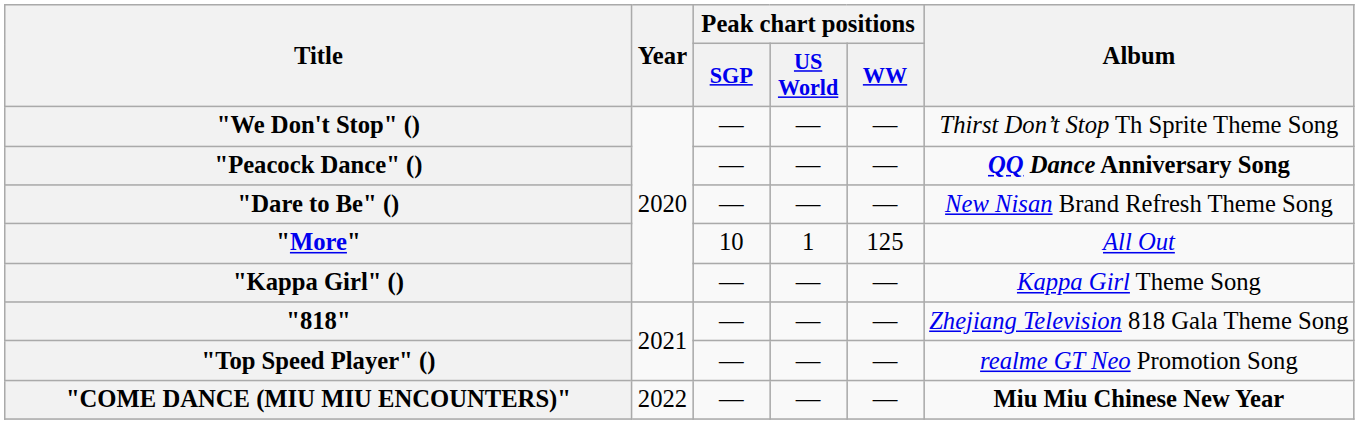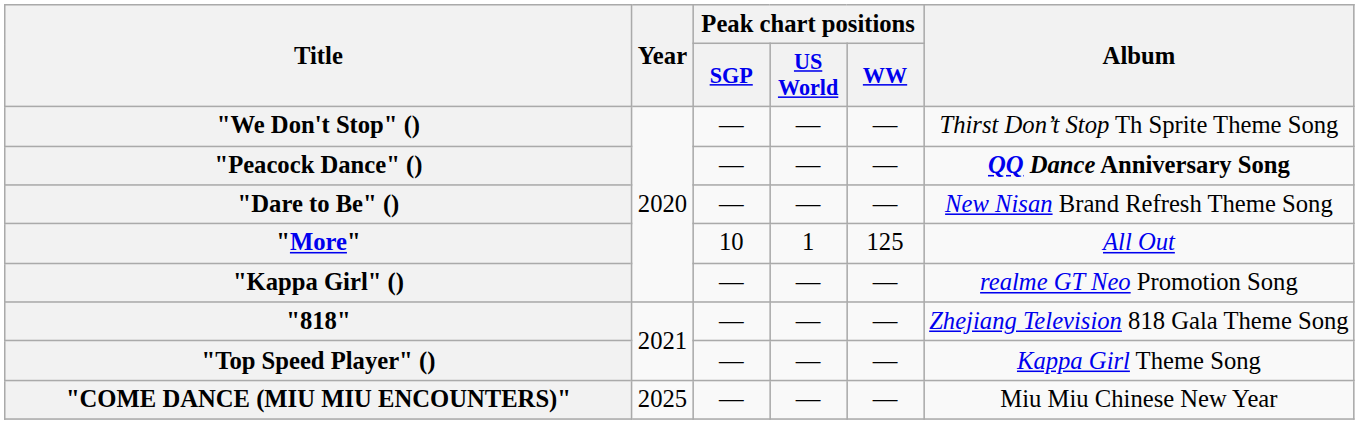(1139, 282) Kappa Girl Theme Song -> (1139, 282) realme GT Neo Promotion Song
(1139, 360) realme GT Neo Promotion Song -> (1139, 360) Kappa Girl Theme Song
(662, 399) 2022 -> (662, 399) 2025
(1139, 399) bold -> (1139, 399) normal
